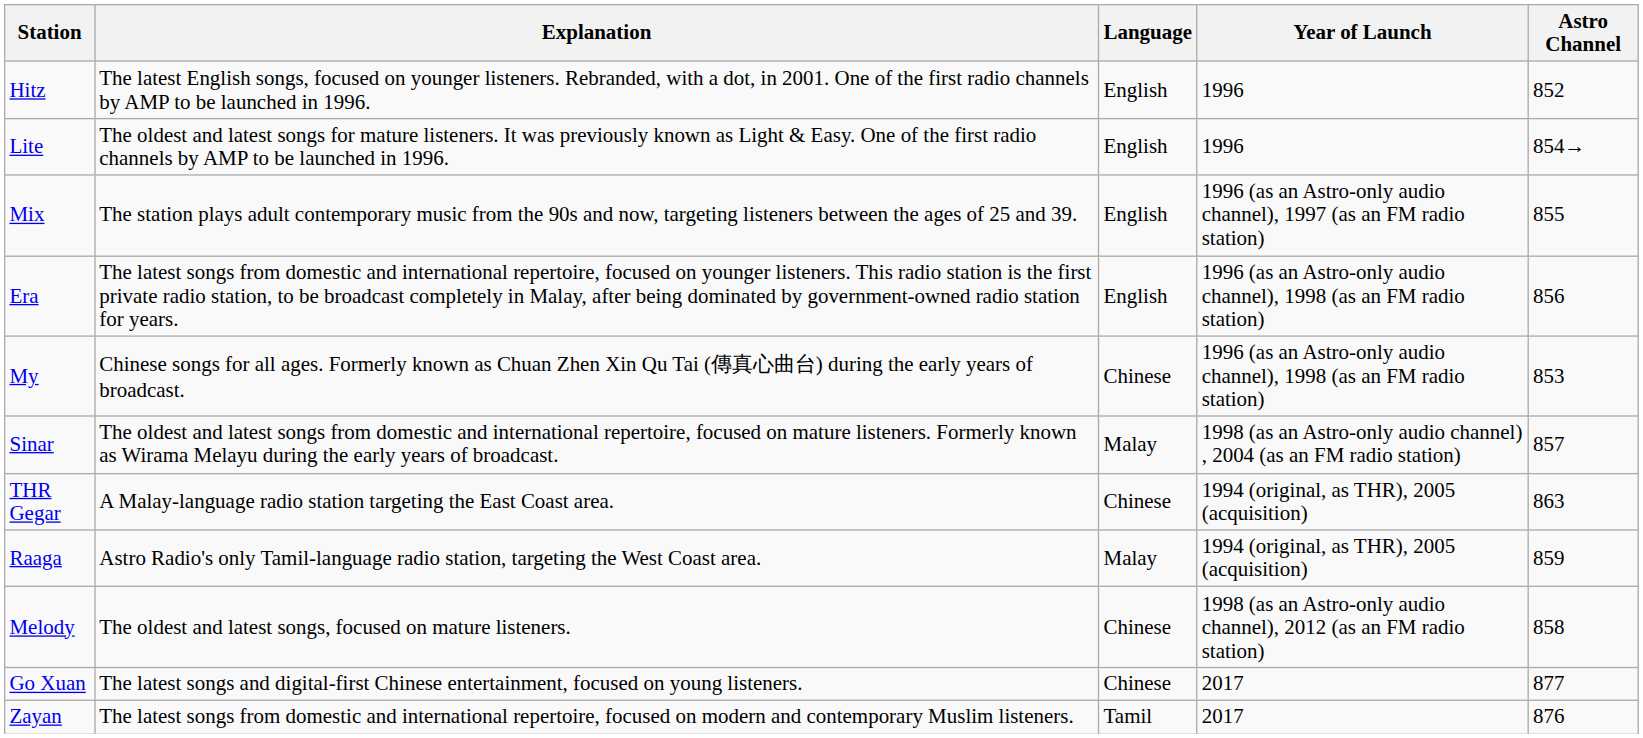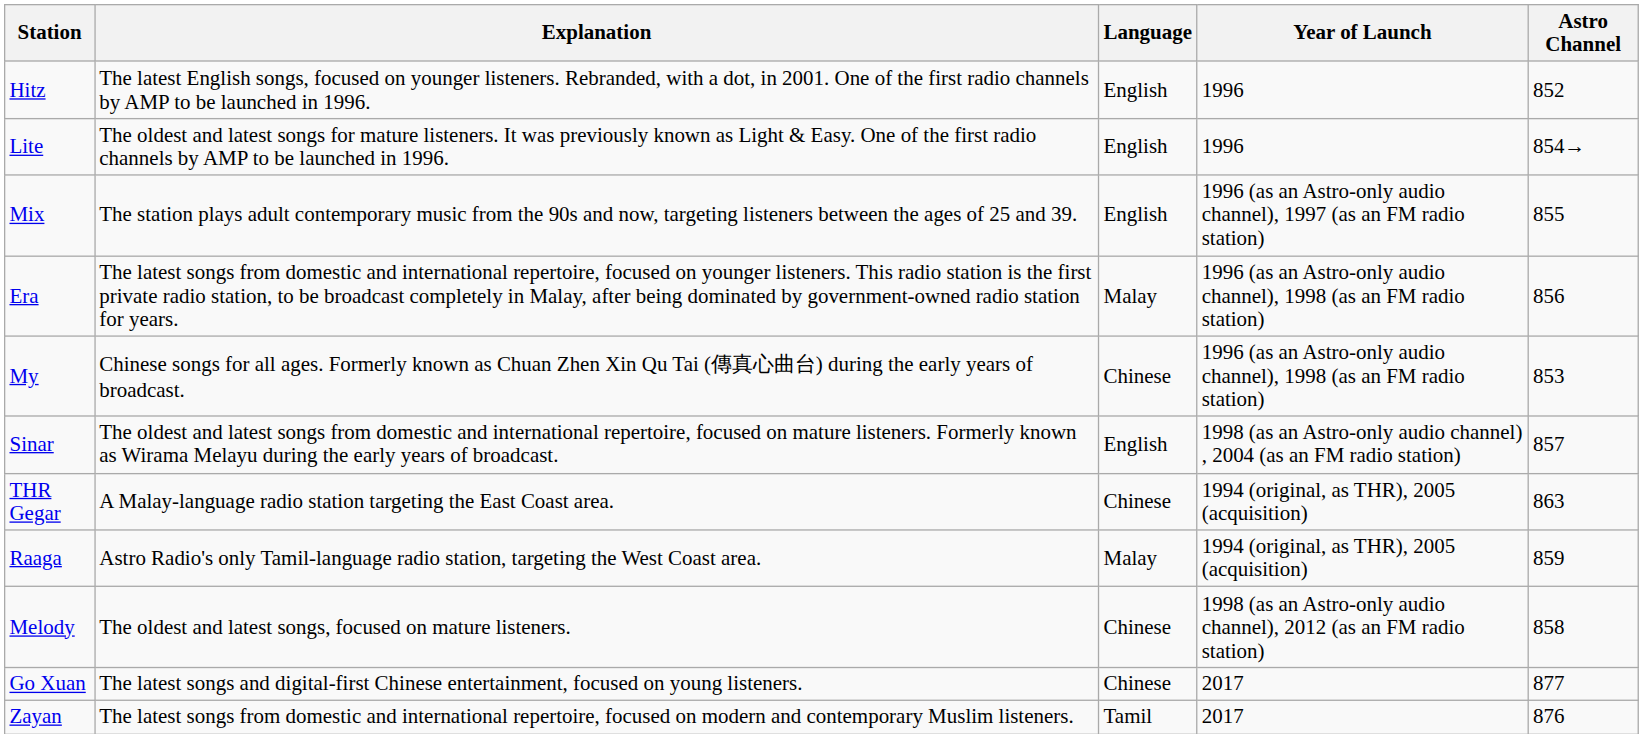(1136, 295) English -> (1130, 295) Malay
(1130, 444) Malay -> (1136, 444) English
